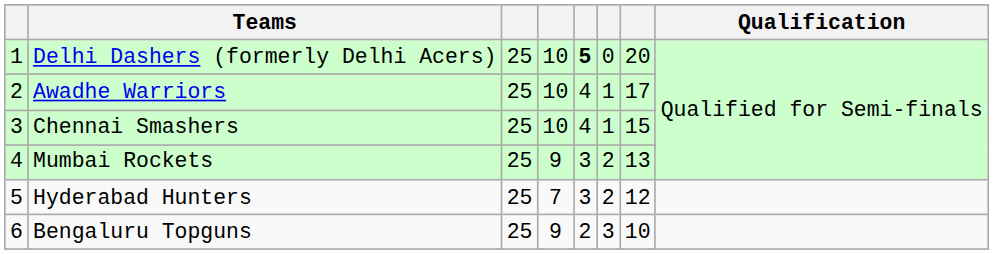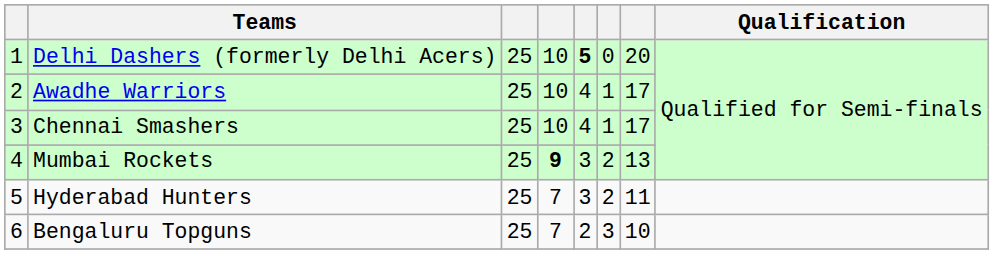(638, 127) 15 -> (638, 127) 17
(555, 162) normal -> (555, 162) bold
(638, 197) 12 -> (638, 197) 11
(555, 232) 9 -> (555, 232) 7
